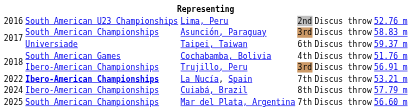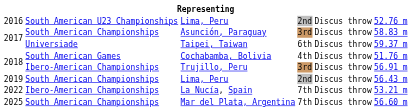+ row: (13, 79)
(92, 79) bold -> (92, 91) normal
- row: (13, 91)
